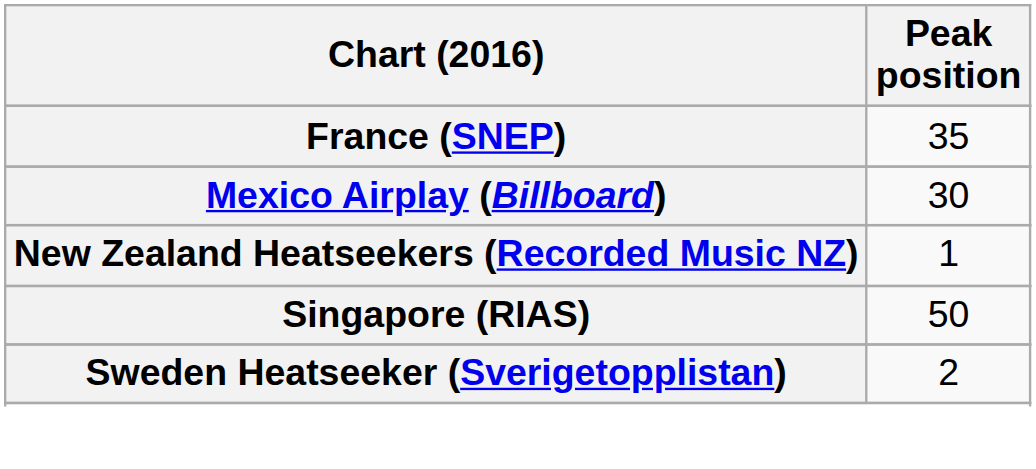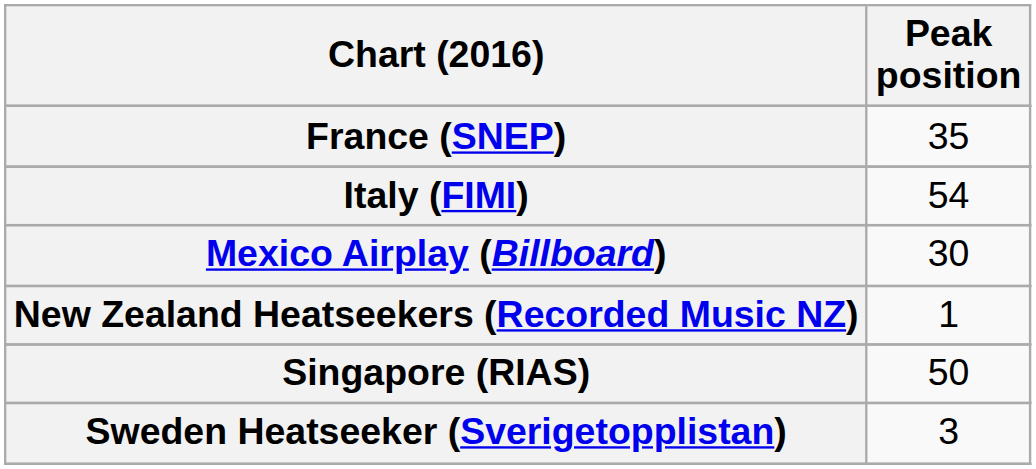+ row: (436, 195)
(949, 373) 2 -> (949, 432) 3
